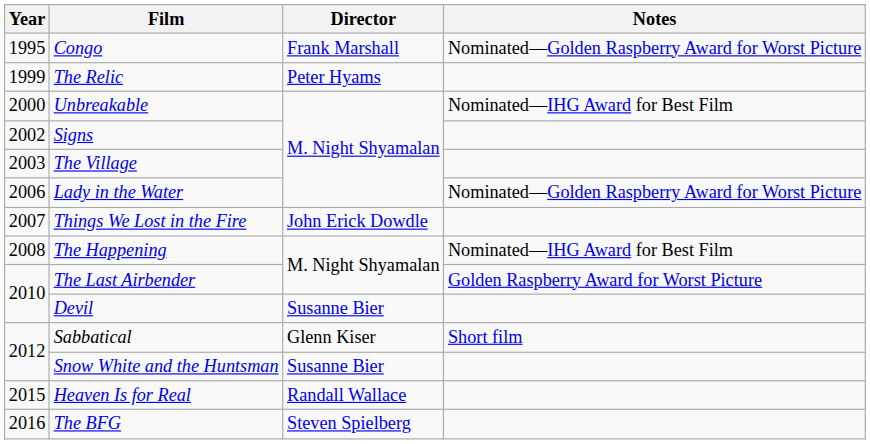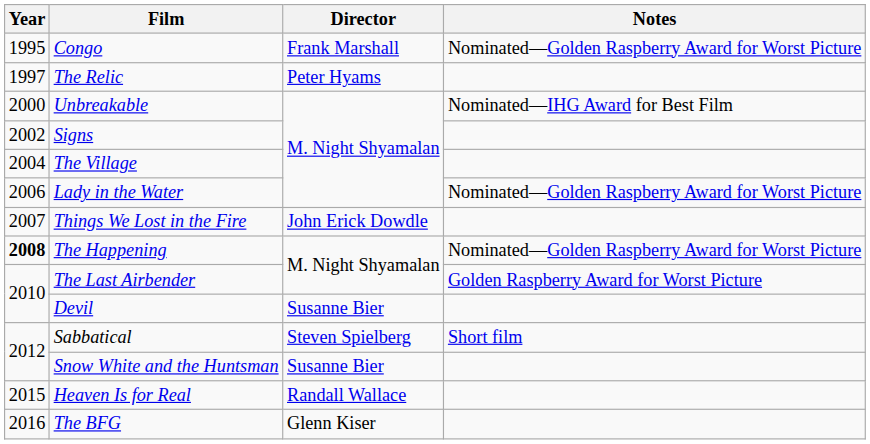(27, 76) 1999 -> (27, 76) 1997
(27, 163) 2003 -> (27, 163) 2004
(27, 250) normal -> (27, 250) bold
(590, 250) Nominated—IHG Award for Best Film -> (655, 250) Nominated—Golden Raspberry Award for Worst Picture
(331, 337) Glenn Kiser -> (349, 337) Steven Spielberg
(349, 423) Steven Spielberg -> (331, 423) Glenn Kiser
